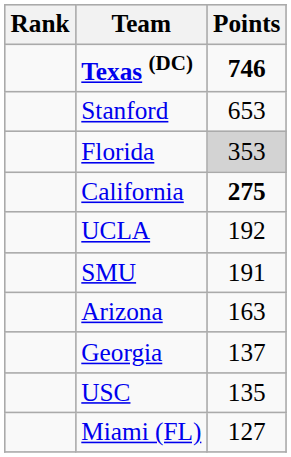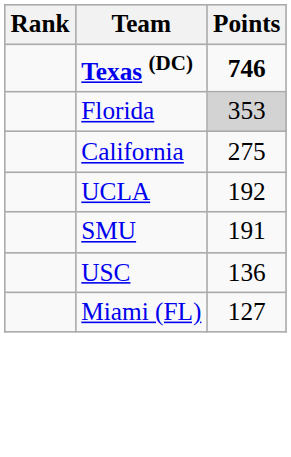- row: (125, 111)
(247, 191) bold -> (247, 151) normal
- row: (122, 312)
- row: (122, 352)
(247, 392) 135 -> (247, 271) 136
